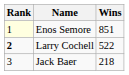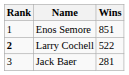(9, 29) lightyellow background -> (9, 29) no background
(106, 62) 218 -> (106, 62) 281
